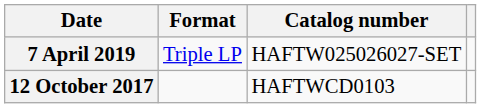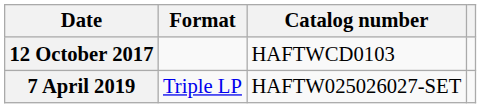rows swapped: (81, 86) <-> (81, 53)
